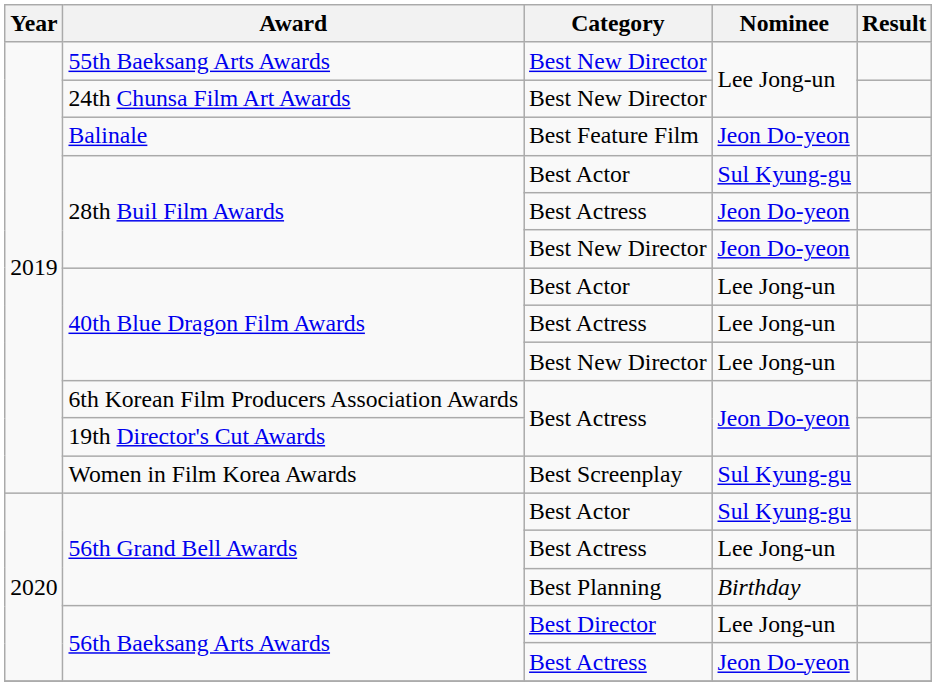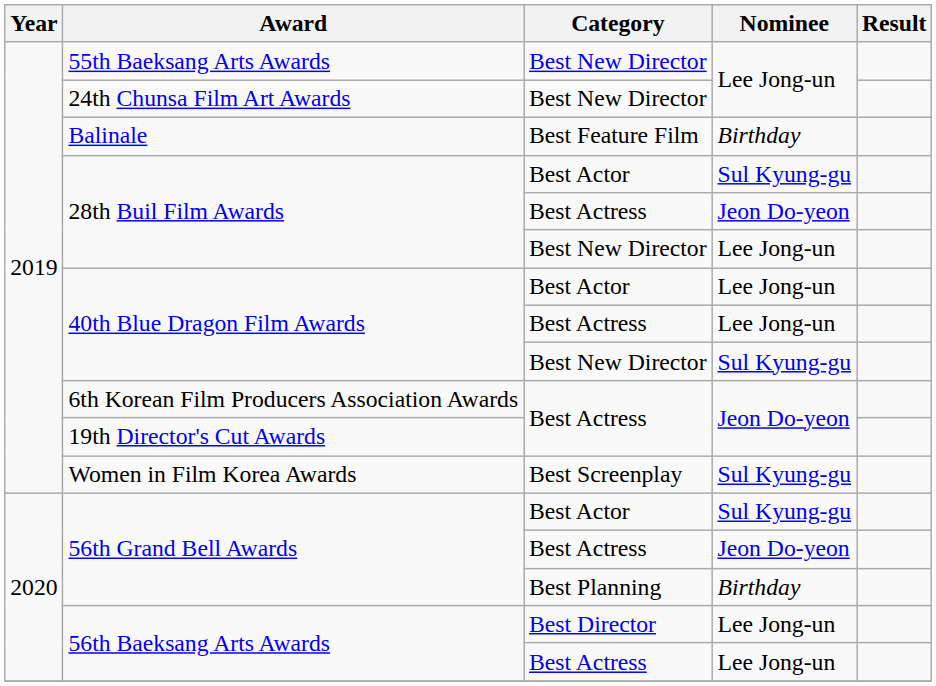(784, 135) Jeon Do-yeon -> (759, 135) Birthday
(784, 248) Jeon Do-yeon -> (776, 248) Lee Jong-un
(776, 361) Lee Jong-un -> (784, 361) Sul Kyung-gu
(776, 549) Lee Jong-un -> (784, 549) Jeon Do-yeon
(784, 661) Jeon Do-yeon -> (776, 661) Lee Jong-un
